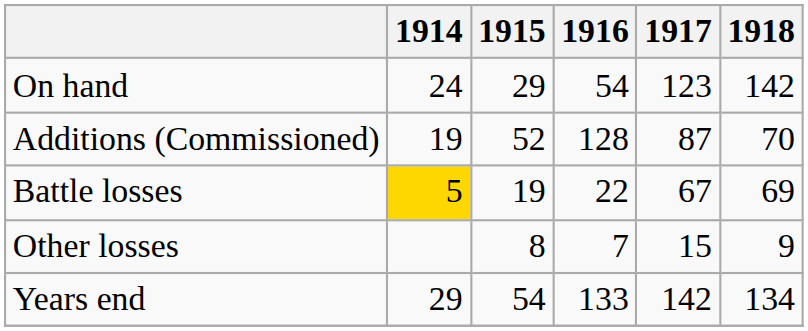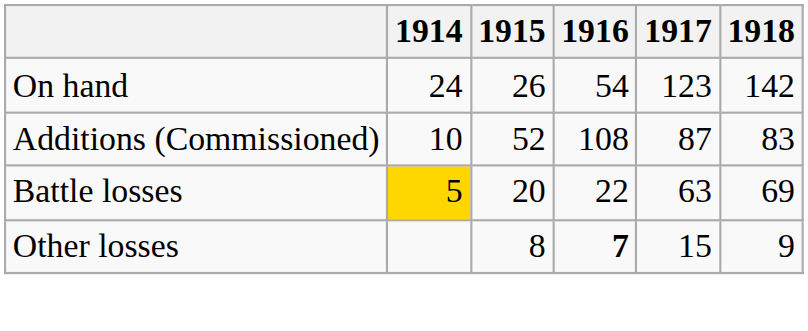(529, 84) 29 -> (529, 84) 26
(446, 138) 19 -> (446, 138) 10
(603, 138) 128 -> (603, 138) 108
(778, 138) 70 -> (778, 138) 83
(529, 191) 19 -> (529, 191) 20
(695, 191) 67 -> (695, 191) 63
(620, 245) normal -> (620, 245) bold
- row: (79, 298)
